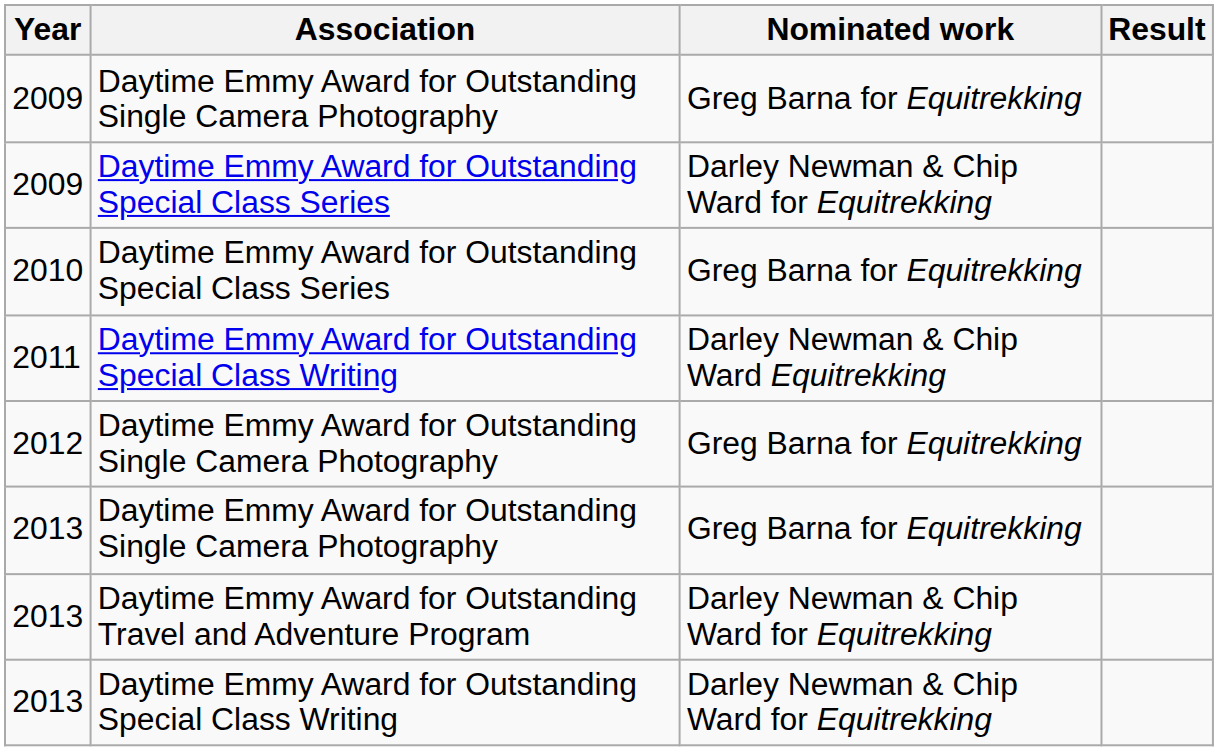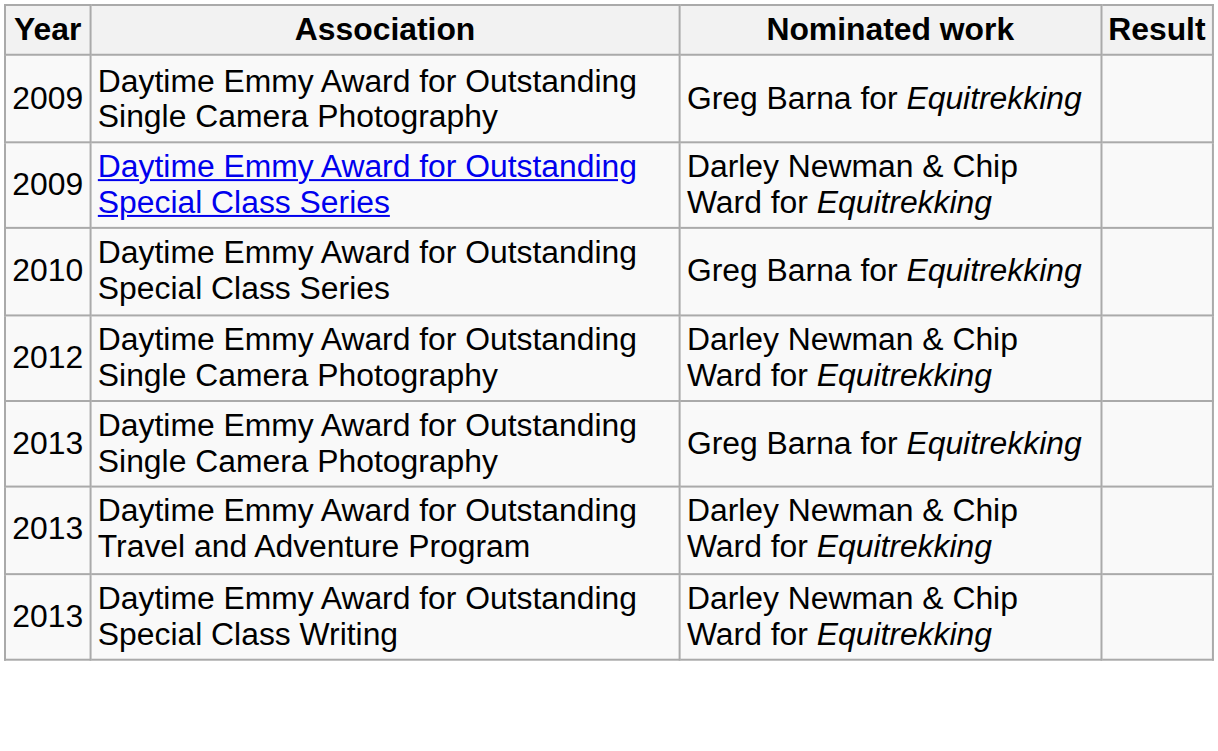- row: (47, 357)
(884, 443) Greg Barna for Equitrekking -> (852, 357) Darley Newman & Chip Ward for Equitrekking
